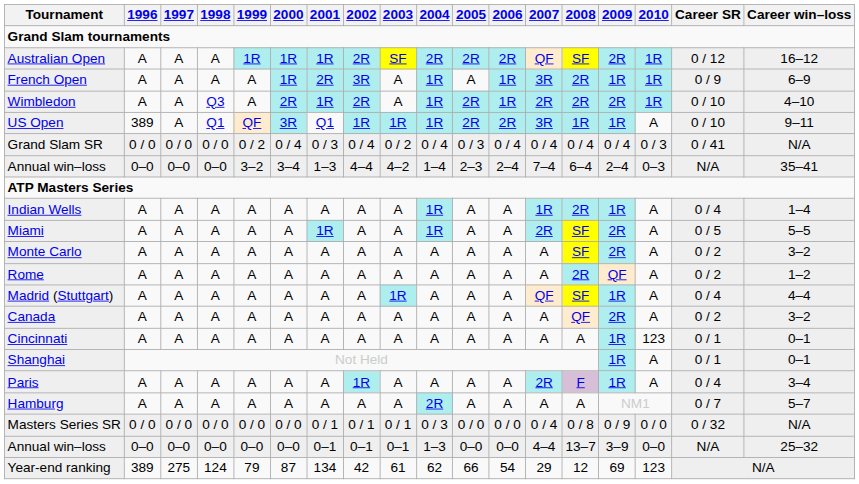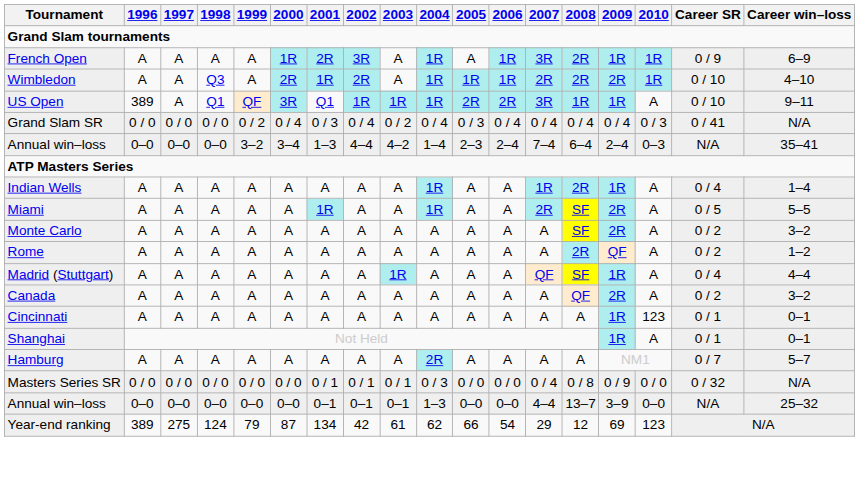- row: (56, 58)
(471, 101) 2R -> (471, 79) 1R
- row: (23, 381)
